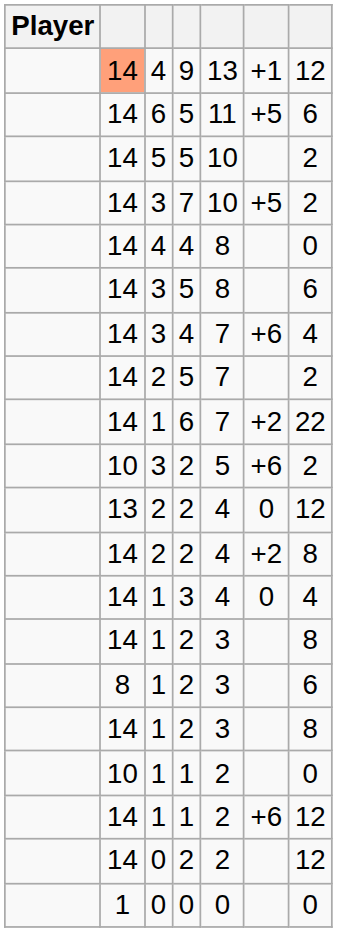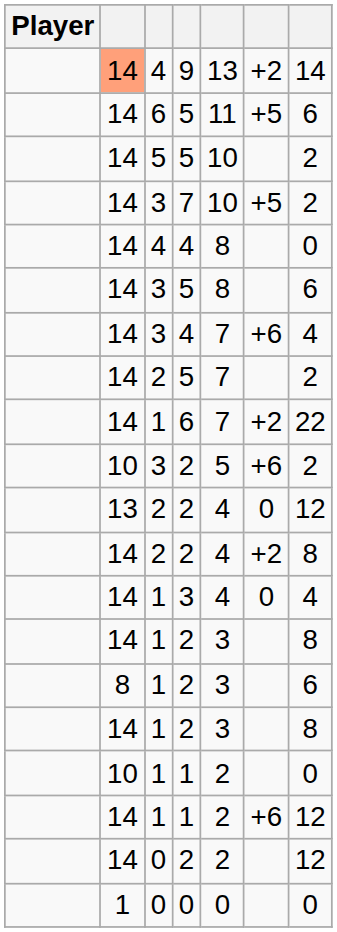(266, 70) +1 -> (266, 70) +2
(310, 70) 12 -> (310, 70) 14
